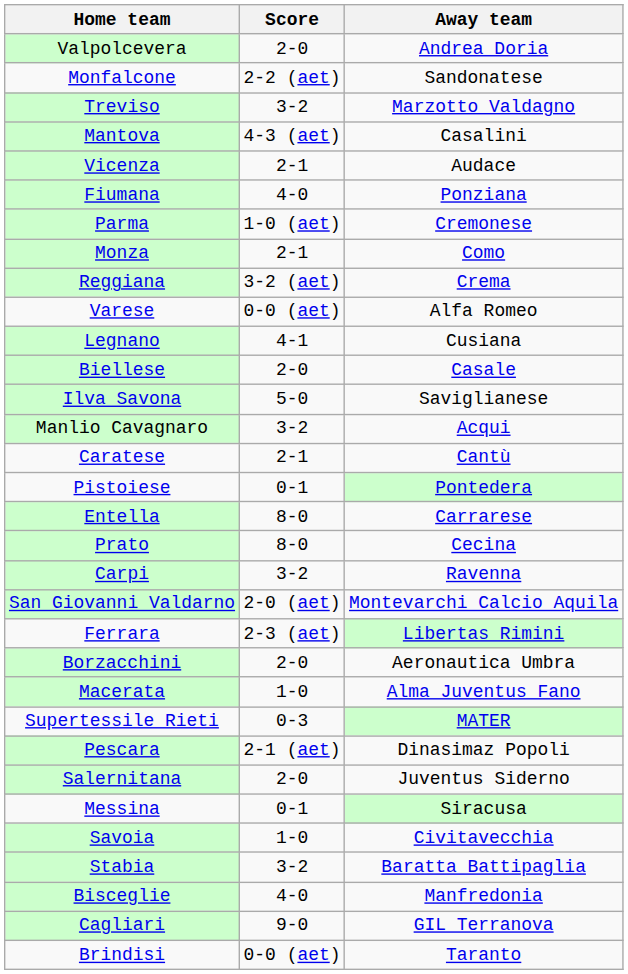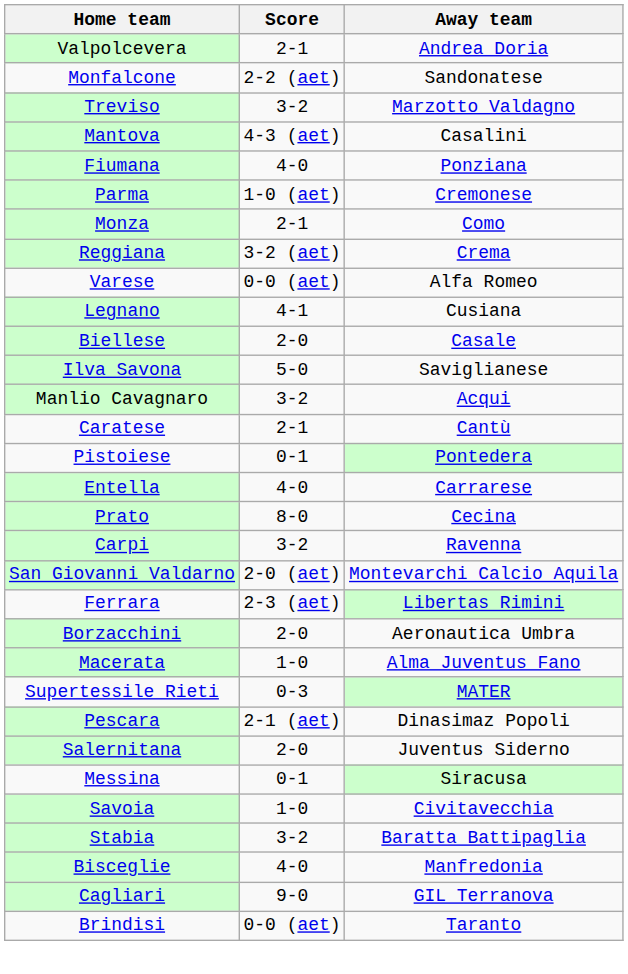(292, 49) 2-0 -> (292, 49) 2-1
- row: (122, 166)
(292, 516) 8-0 -> (292, 487) 4-0
